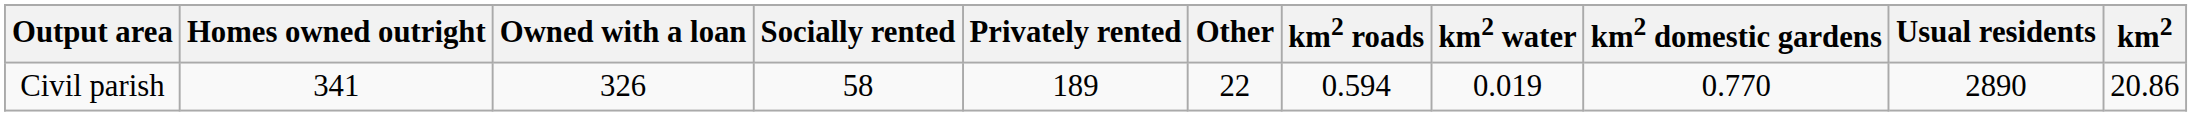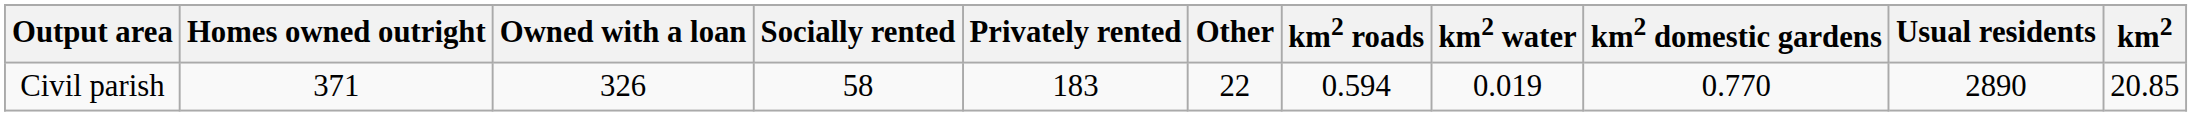(336, 85) 341 -> (336, 85) 371
(1076, 85) 189 -> (1076, 85) 183
(2145, 85) 20.86 -> (2145, 85) 20.85
